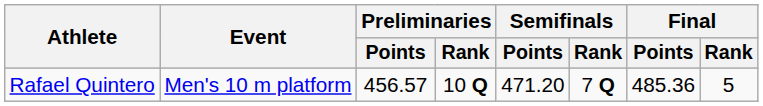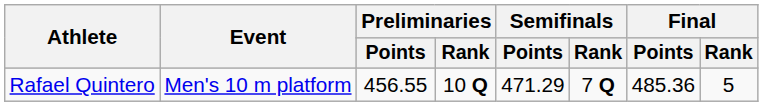(396, 85) 456.57 -> (396, 85) 456.55
(533, 85) 471.20 -> (533, 85) 471.29
